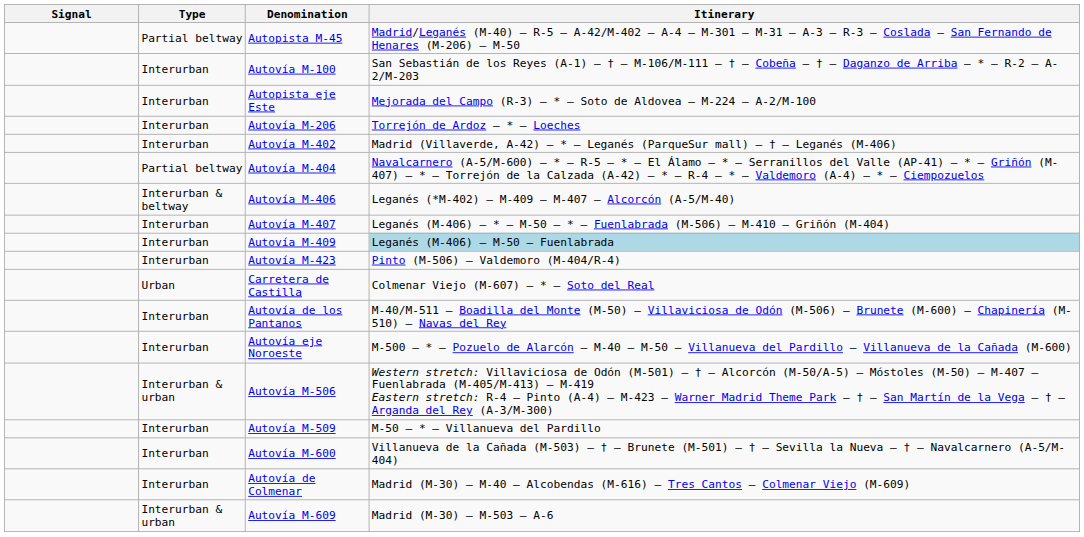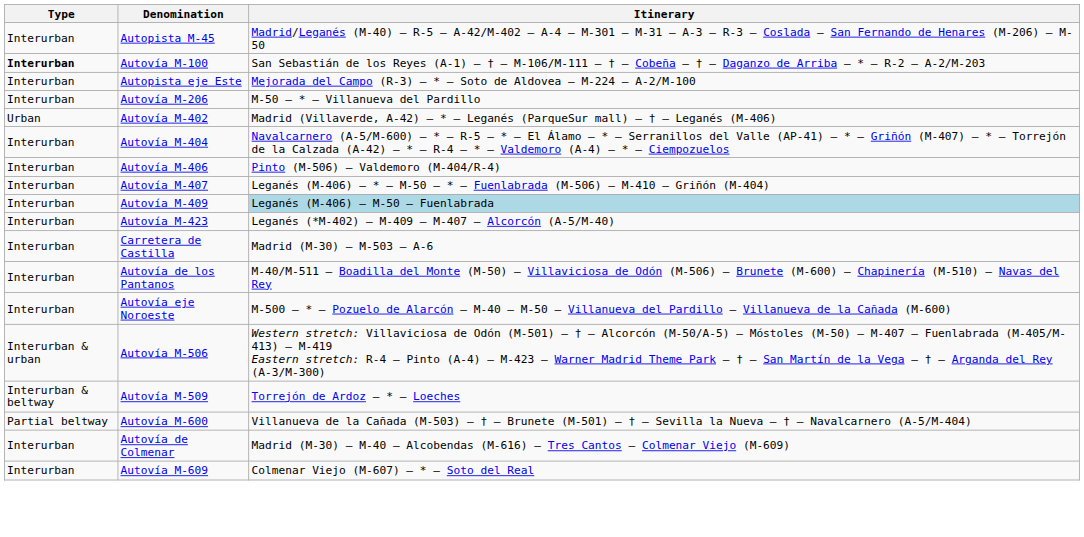- column: (72, 14)
(192, 38) Partial beltway -> (41, 38) Interurban
(175, 69) normal -> (41, 63) bold
(476, 125) Torrejón de Ardoz — * — Loeches -> (366, 99) M-50 — * — Villanueva del Pardillo
(175, 143) Interurban -> (24, 118) Urban
(192, 168) Partial beltway -> (41, 142) Interurban
(182, 199) Interurban & beltway -> (41, 167) Interurban
(554, 199) Leganés (*M-402) — M-409 — M-407 — Alcorcón (A-5/M-40) -> (376, 167) Pinto (M-506) — Valdemoro (M-404/R-4)
(496, 260) Pinto (M-506) — Valdemoro (M-404/R-4) -> (433, 222) Leganés (*M-402) — M-409 — M-407 — Alcorcón (A-5/M-40)
(158, 285) Urban -> (41, 246) Interurban
(513, 285) Colmenar Viejo (M-607) — * — Soto del Real -> (342, 246) Madrid (M-30) — M-503 — A-6
(175, 429) Interurban -> (47, 397) Interurban & beltway
(486, 429) M-50 — * — Villanueva del Pardillo -> (356, 397) Torrejón de Ardoz — * — Loeches
(175, 453) Interurban -> (58, 421) Partial beltway
(182, 516) Interurban & urban -> (41, 471) Interurban
(463, 516) Madrid (M-30) — M-503 — A-6 -> (393, 471) Colmenar Viejo (M-607) — * — Soto del Real
